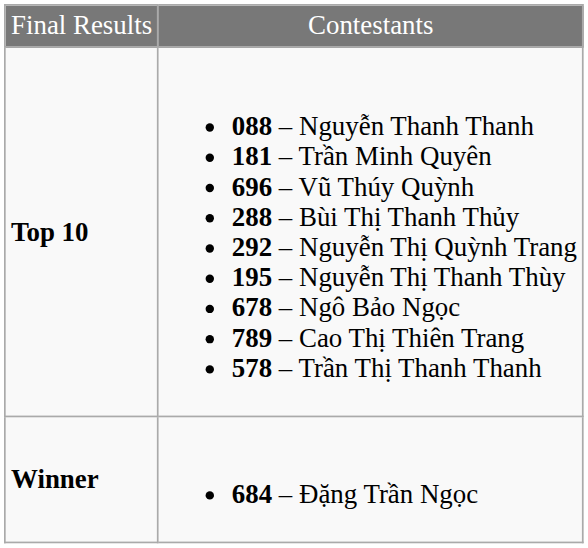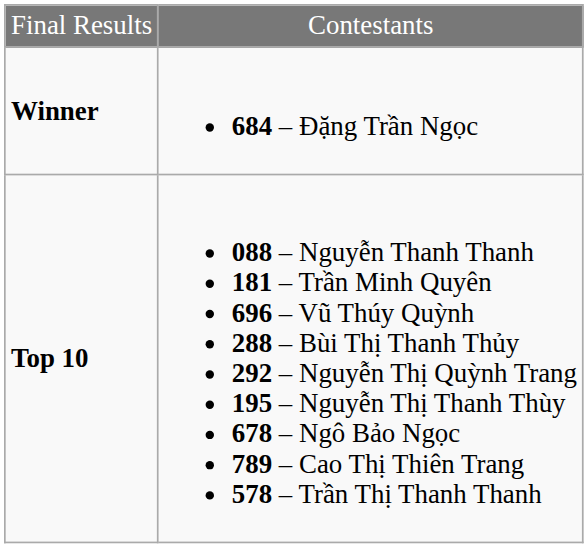rows swapped: (55, 478) <-> (50, 231)
